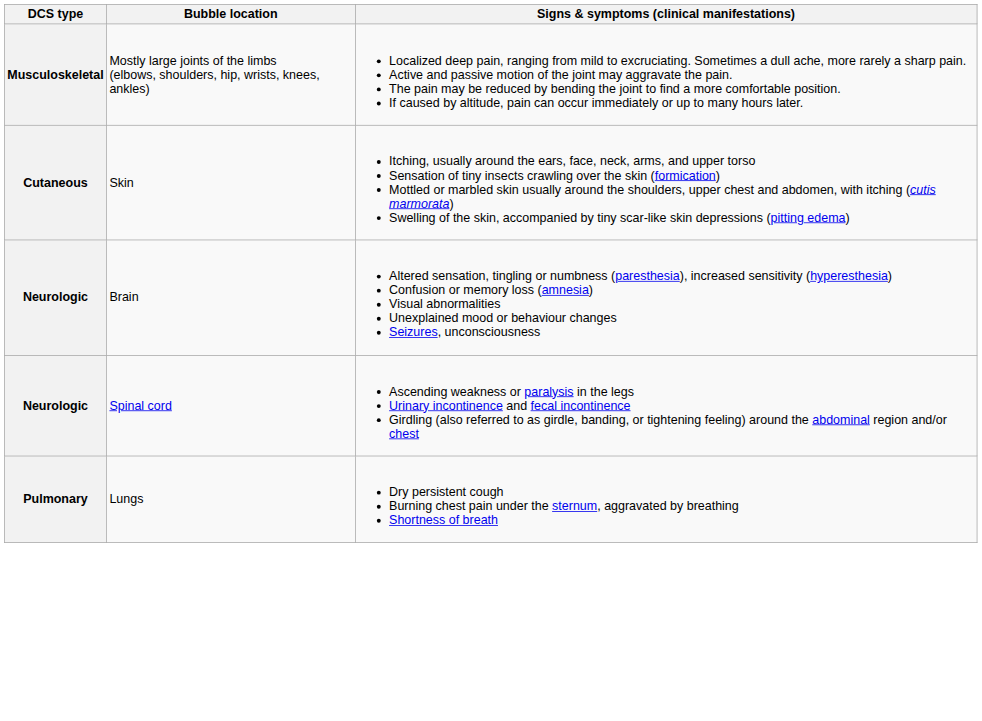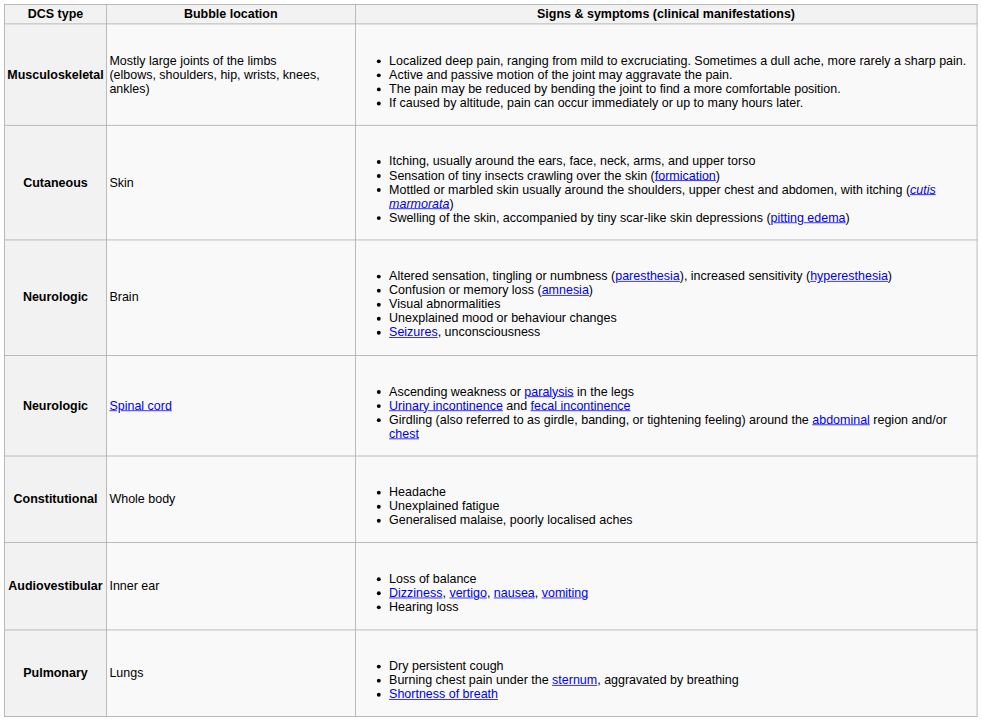+ row: (142, 499)
+ row: (134, 586)
